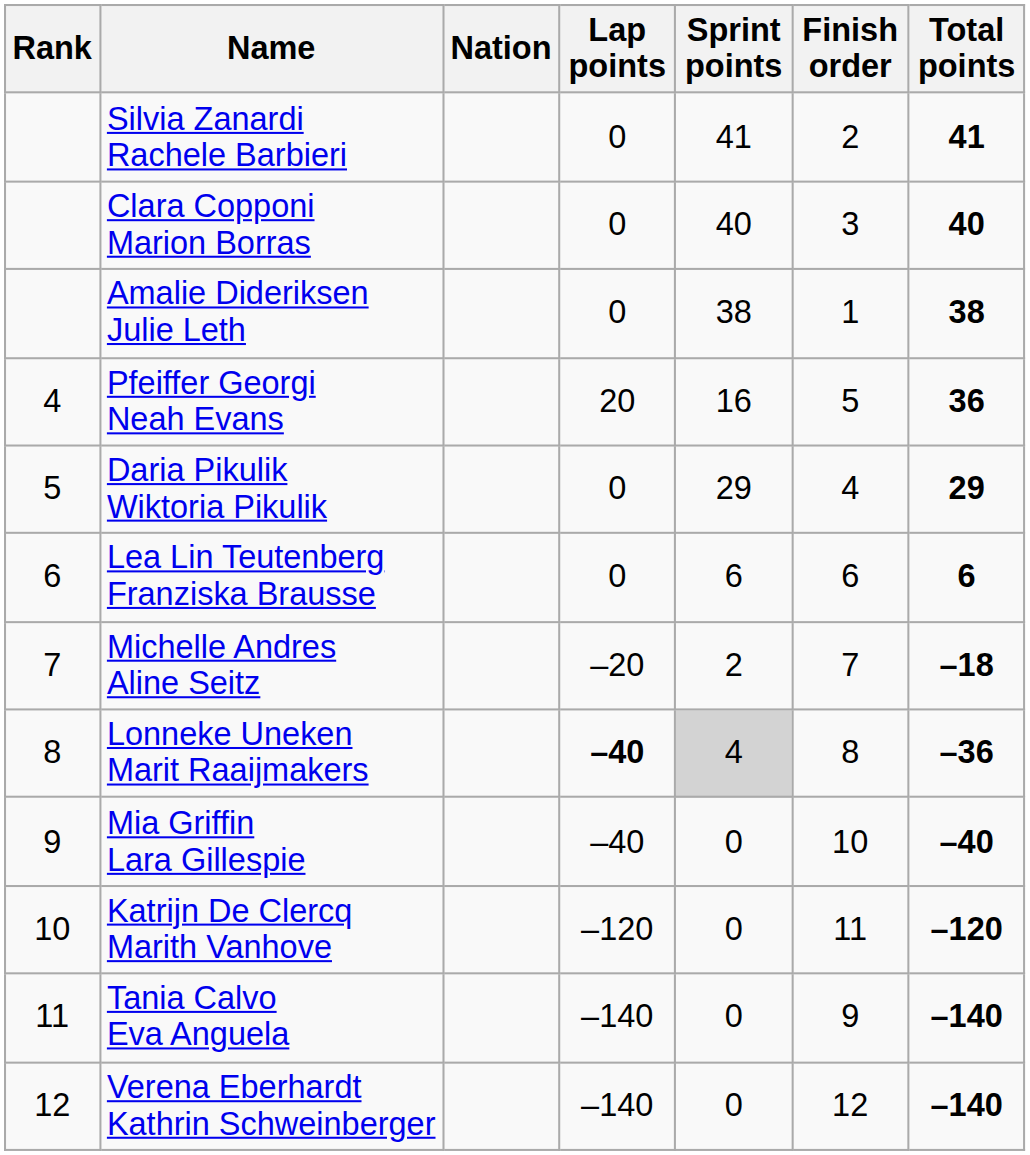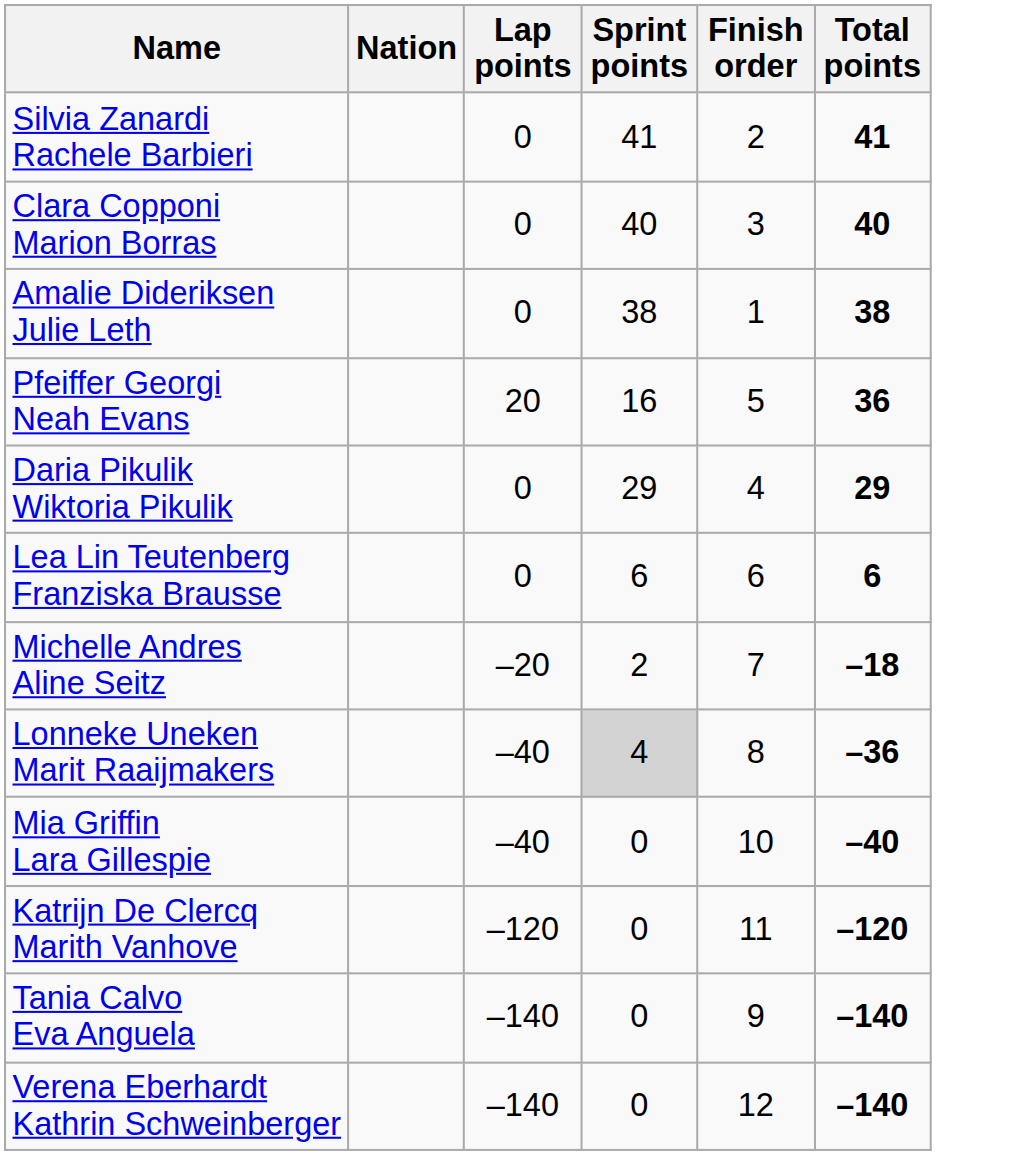- column: (52, 48)
(617, 752) bold -> (523, 752) normal
